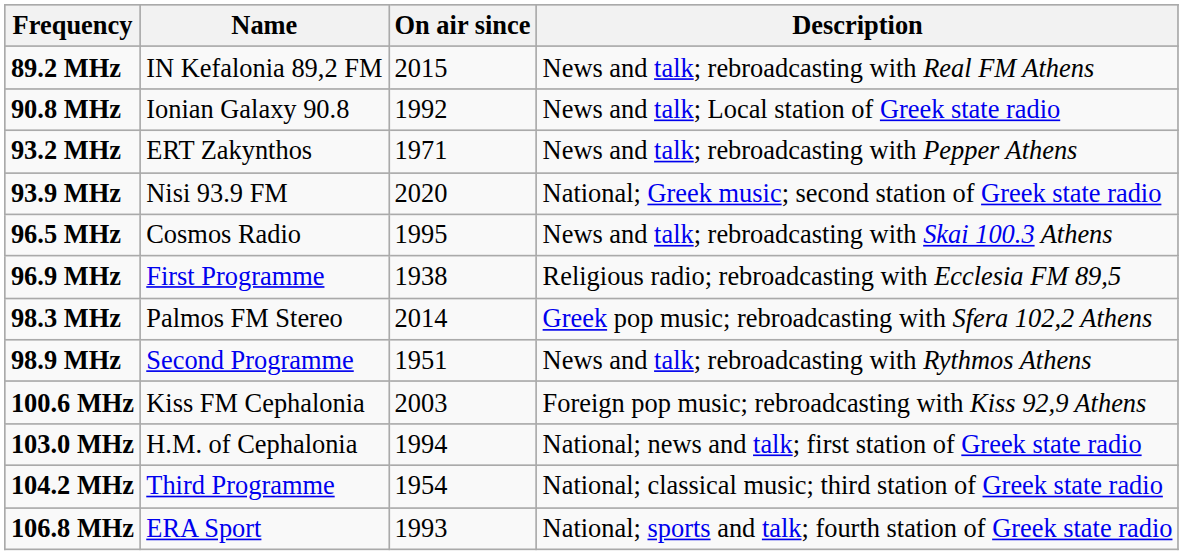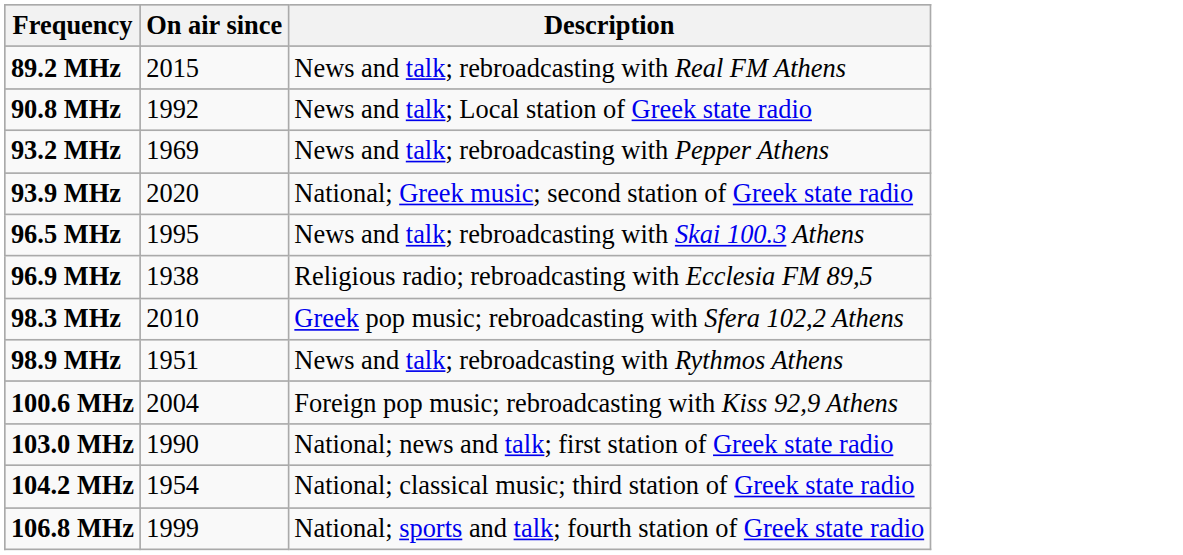- column: (264, 25)
(421, 151) 1971 -> (173, 151) 1969
(421, 318) 2014 -> (173, 318) 2010
(421, 402) 2003 -> (173, 402) 2004
(421, 444) 1994 -> (173, 444) 1990
(421, 527) 1993 -> (173, 527) 1999
